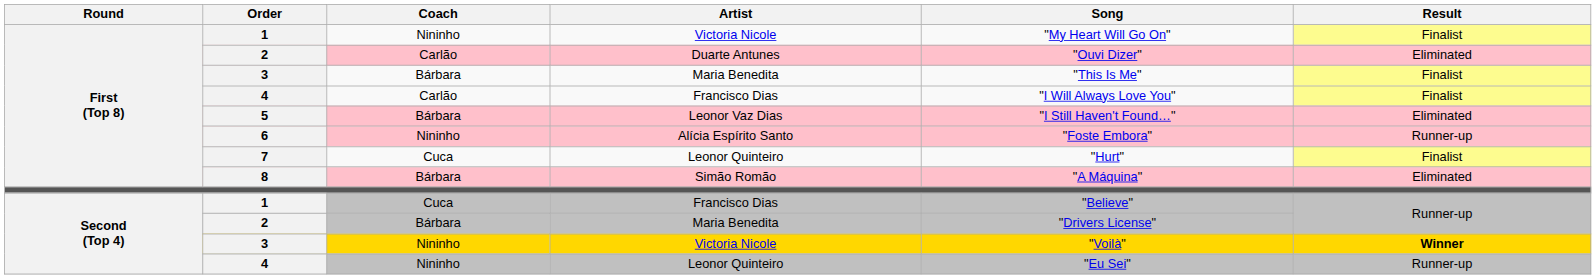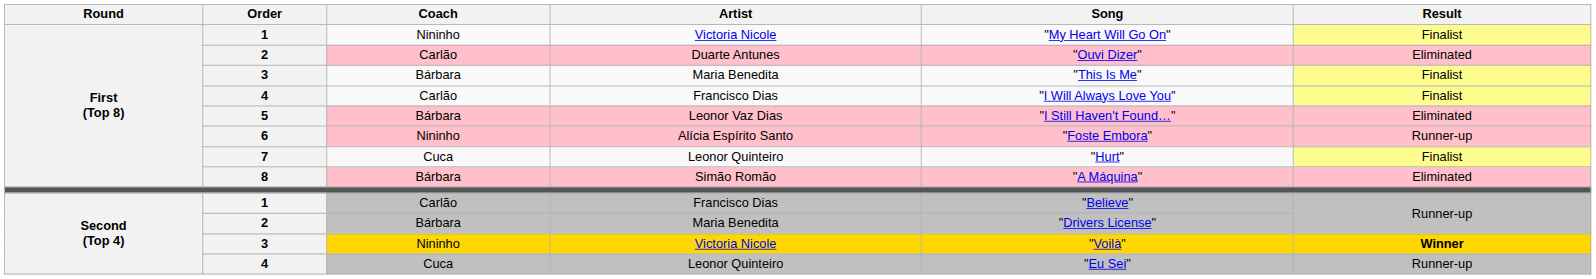(438, 203) Cuca -> (438, 203) Carlão
(438, 264) Nininho -> (438, 264) Cuca
